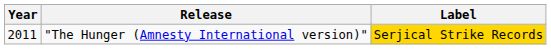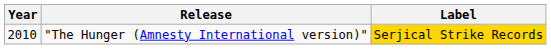(22, 34) 2011 -> (22, 34) 2010
